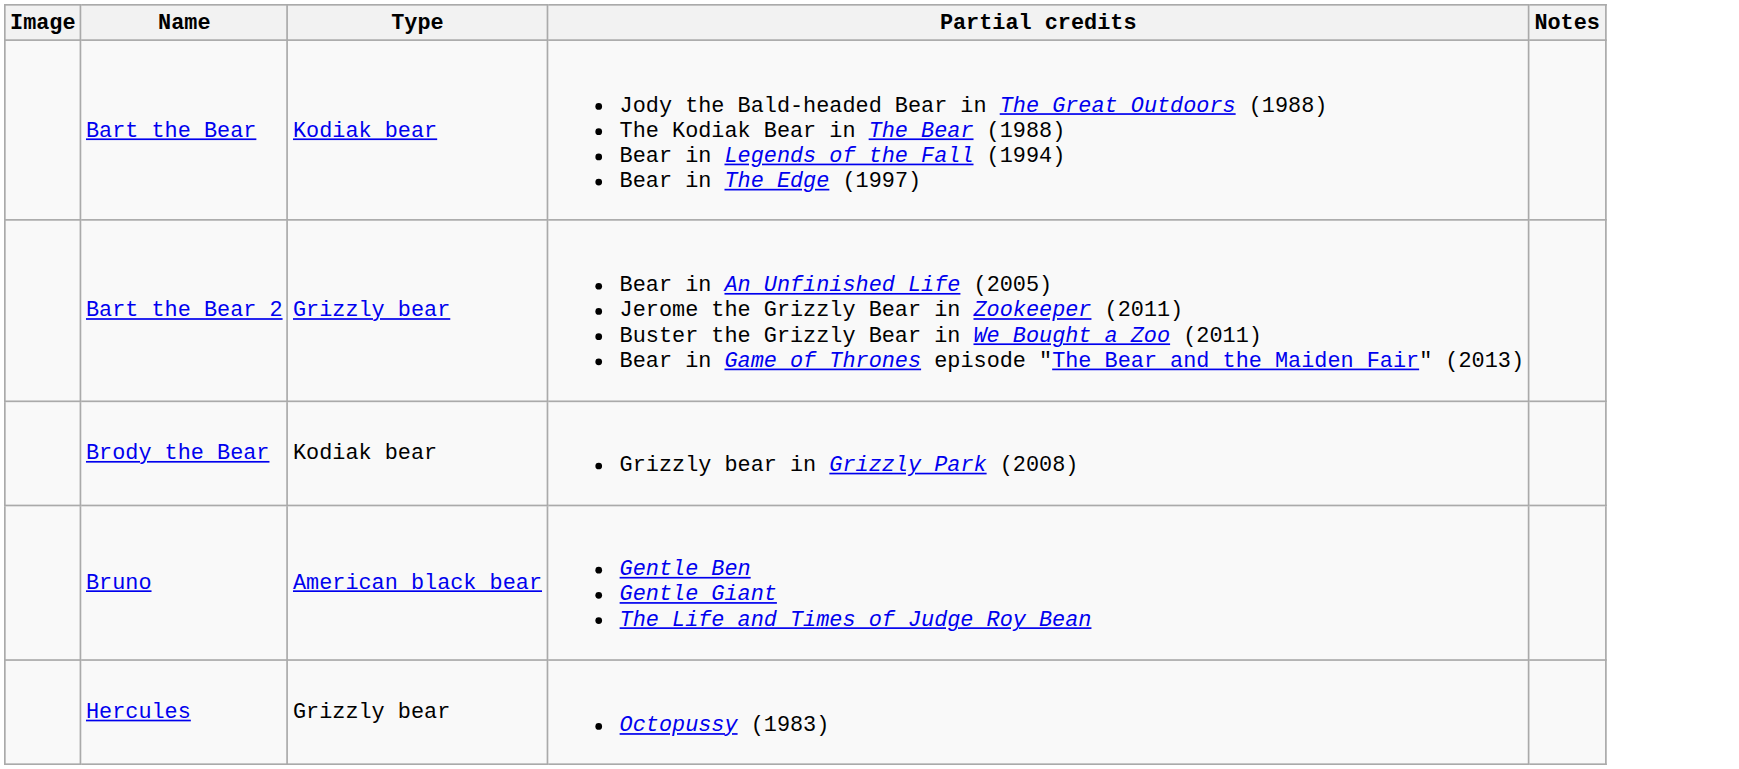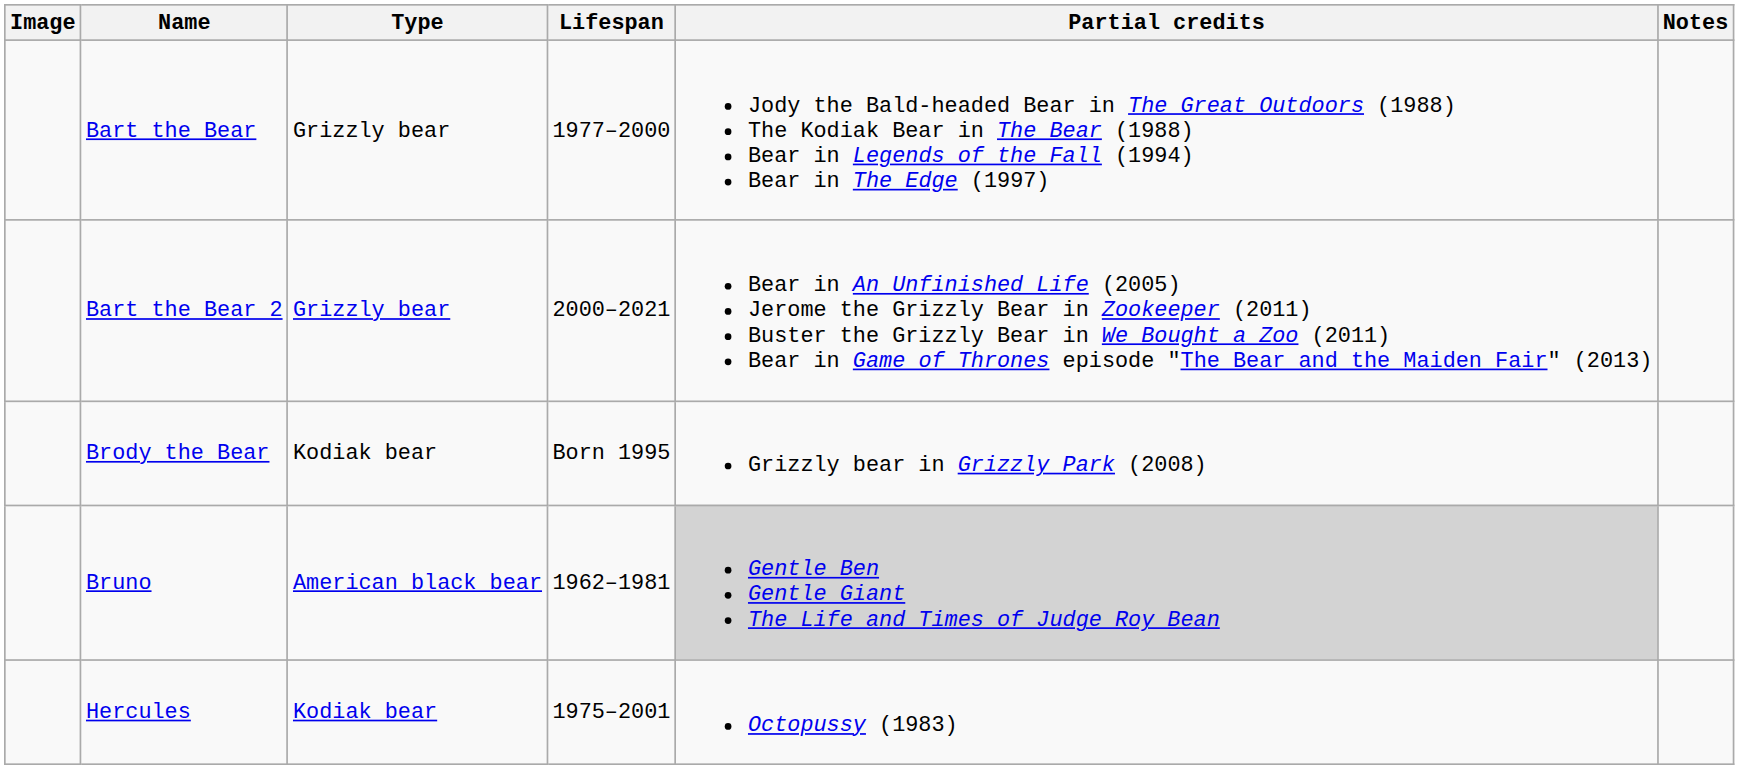+ column: (611, 23)
(365, 130) Kodiak bear -> (372, 130) Grizzly bear
(1038, 595) no background -> (1167, 595) lightgrey background
(372, 712) Grizzly bear -> (365, 712) Kodiak bear
